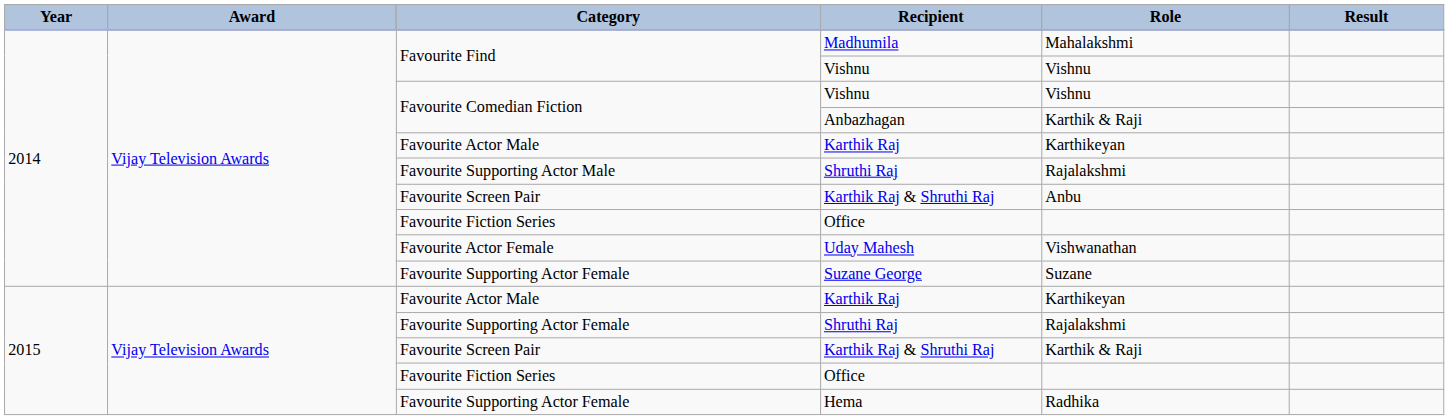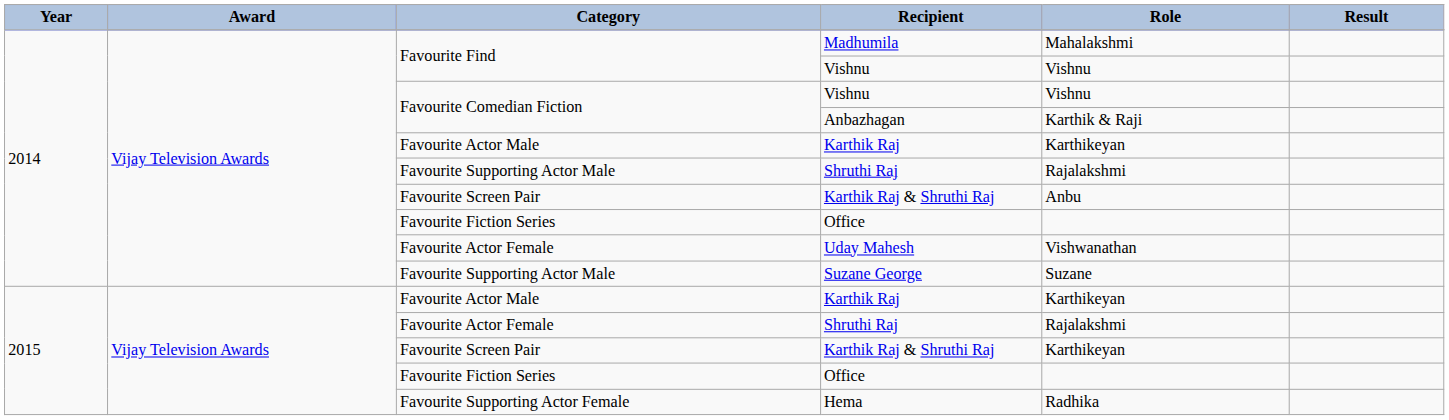(515, 273) Favourite Supporting Actor Female -> (508, 273) Favourite Supporting Actor Male
(515, 324) Favourite Supporting Actor Female -> (477, 324) Favourite Actor Female
(1094, 350) Karthik & Raji -> (1085, 350) Karthikeyan
